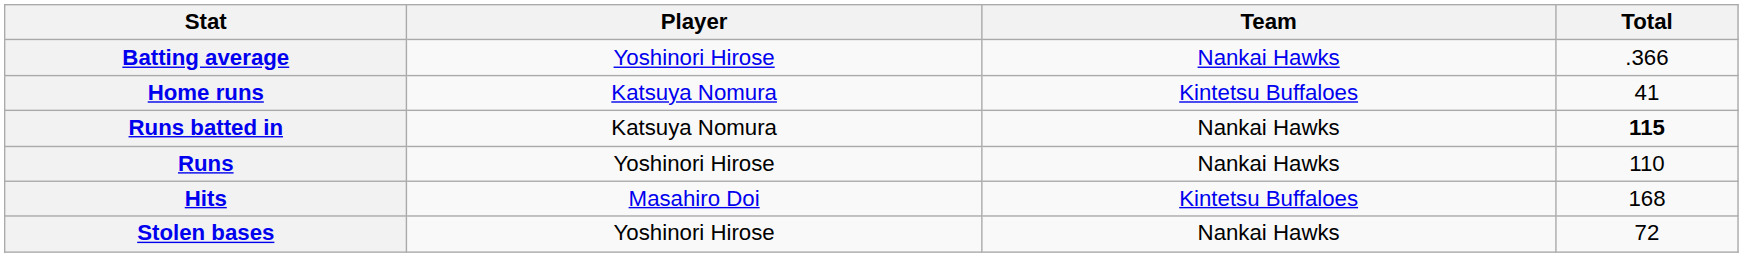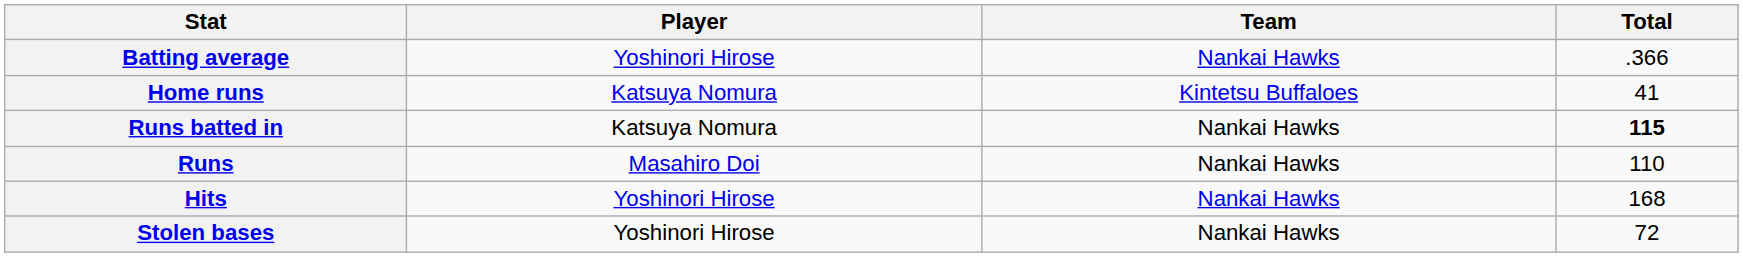(694, 163) Yoshinori Hirose -> (694, 163) Masahiro Doi
(694, 198) Masahiro Doi -> (694, 198) Yoshinori Hirose
(1269, 198) Kintetsu Buffaloes -> (1269, 198) Nankai Hawks
